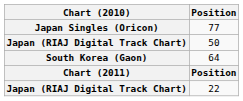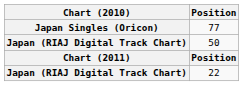- row: (214, 58)
